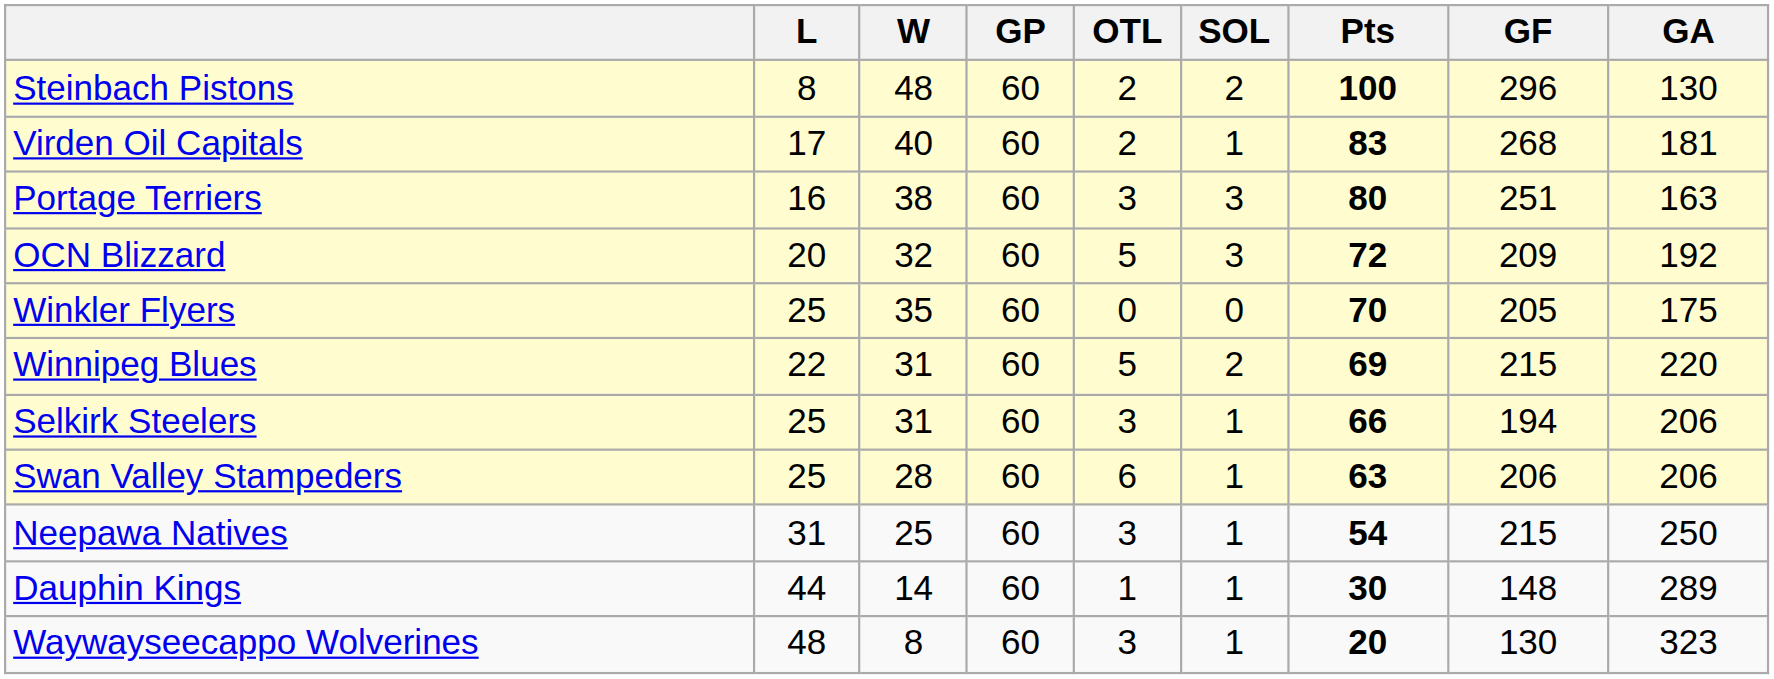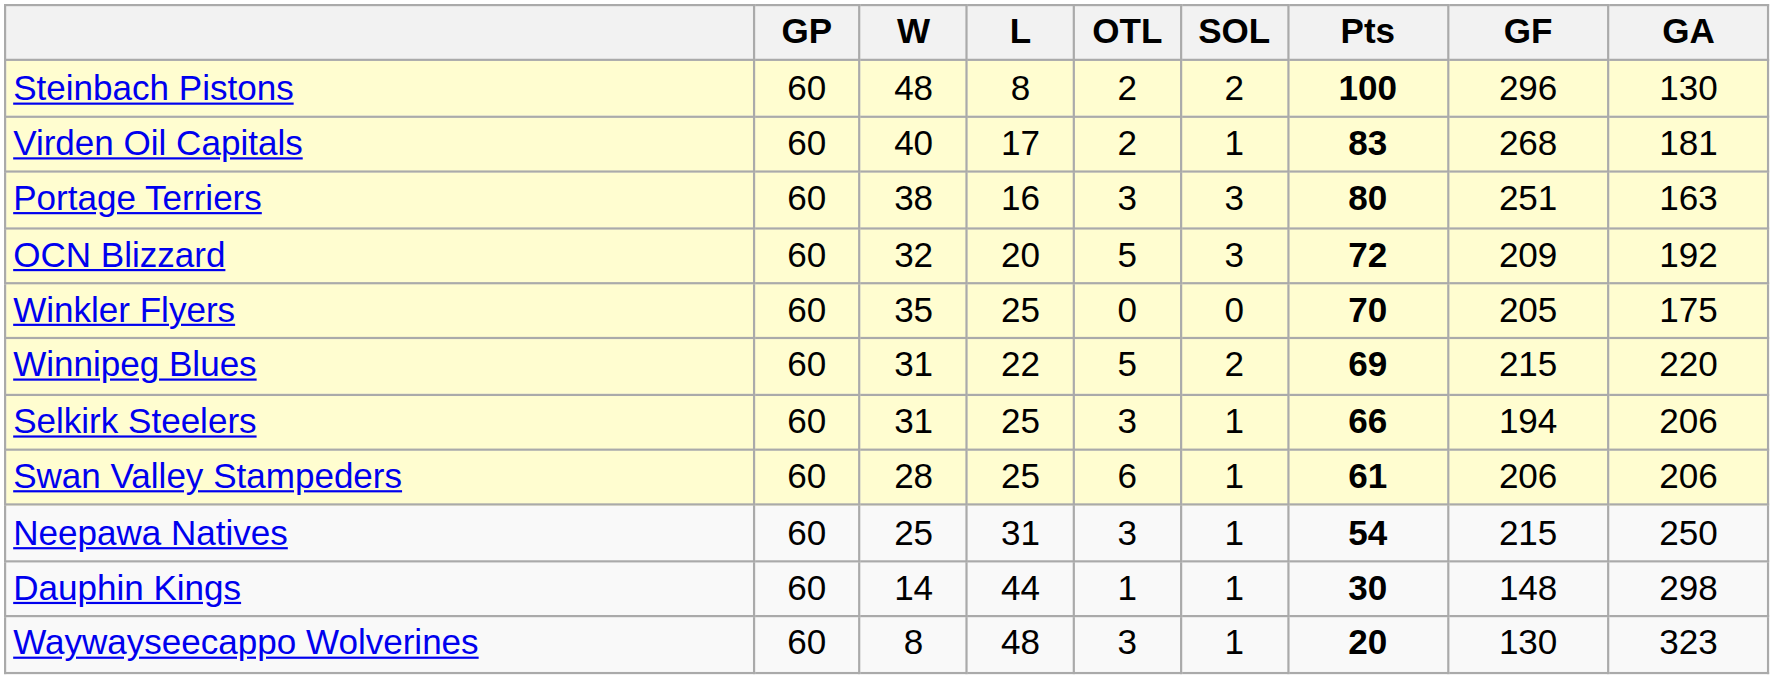columns swapped: (1020, 32) <-> (807, 32)
(1368, 476) 63 -> (1368, 476) 61
(1689, 587) 289 -> (1689, 587) 298
